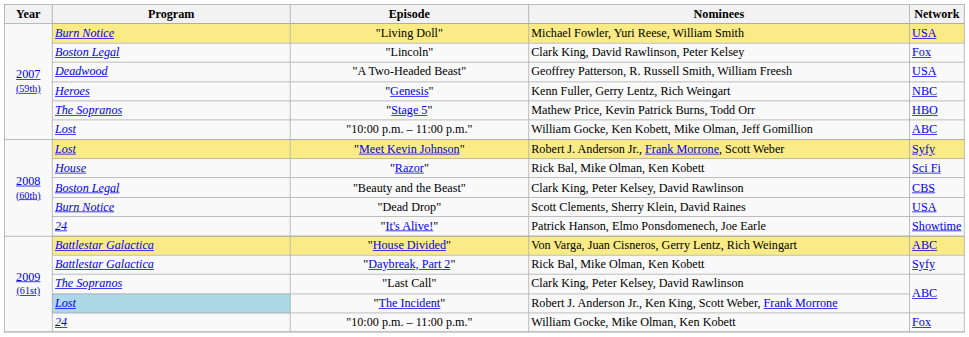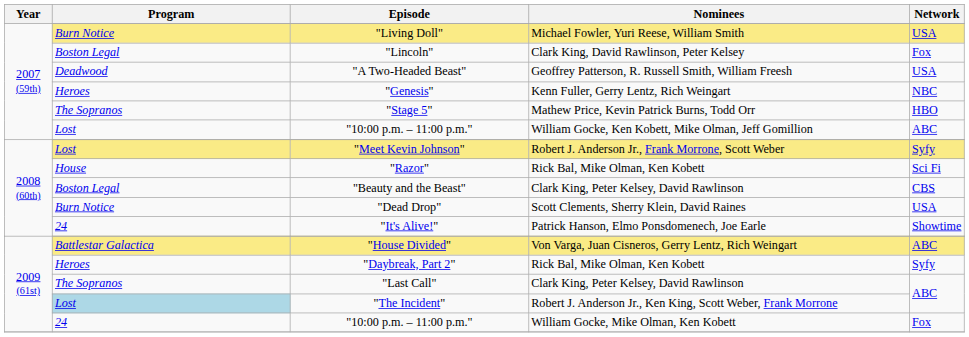(104, 264) Battlestar Galactica -> (72, 264) Heroes
